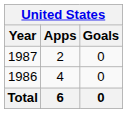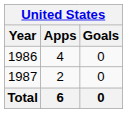rows swapped: (23, 77) <-> (23, 56)
